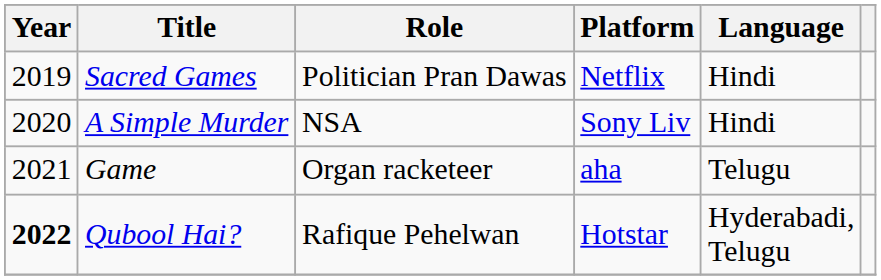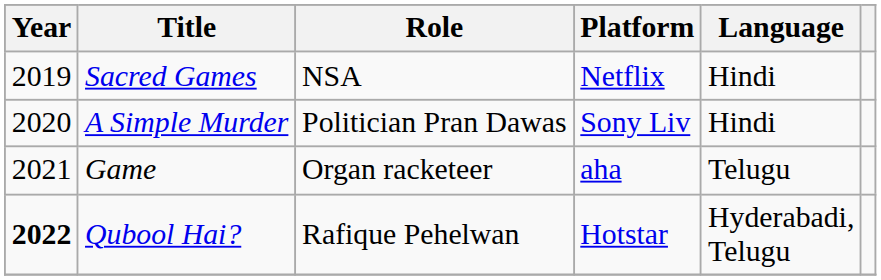(434, 75) Politician Pran Dawas -> (332, 75) NSA
(332, 122) NSA -> (434, 122) Politician Pran Dawas
